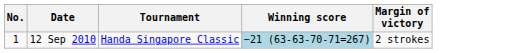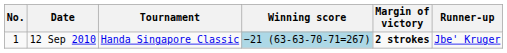+ column: (467, 18)
(402, 40) normal -> (402, 40) bold
